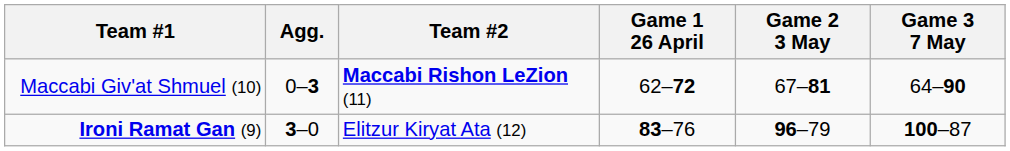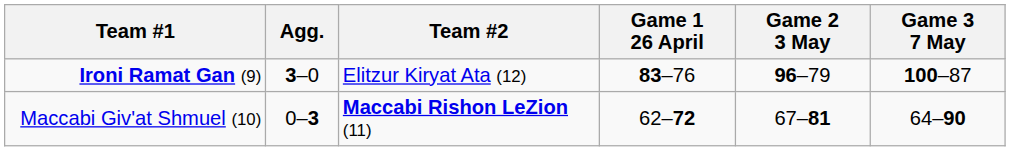rows swapped: (170, 129) <-> (141, 86)
